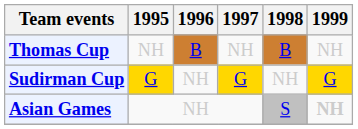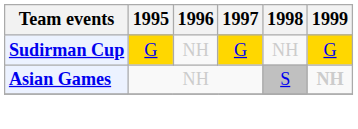- row: (59, 49)
